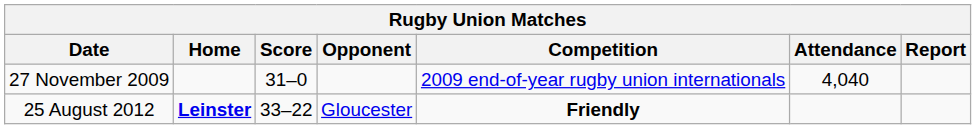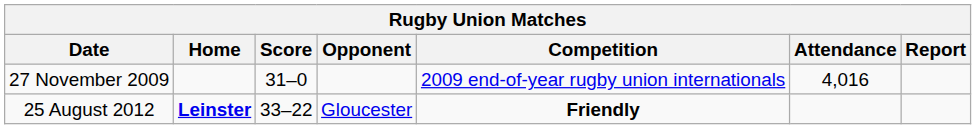(845, 79) 4,040 -> (845, 79) 4,016
